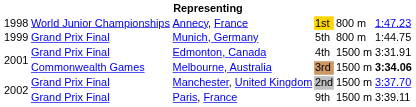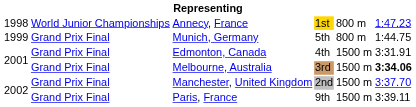(88, 68) Commonwealth Games -> (70, 68) Grand Prix Final
